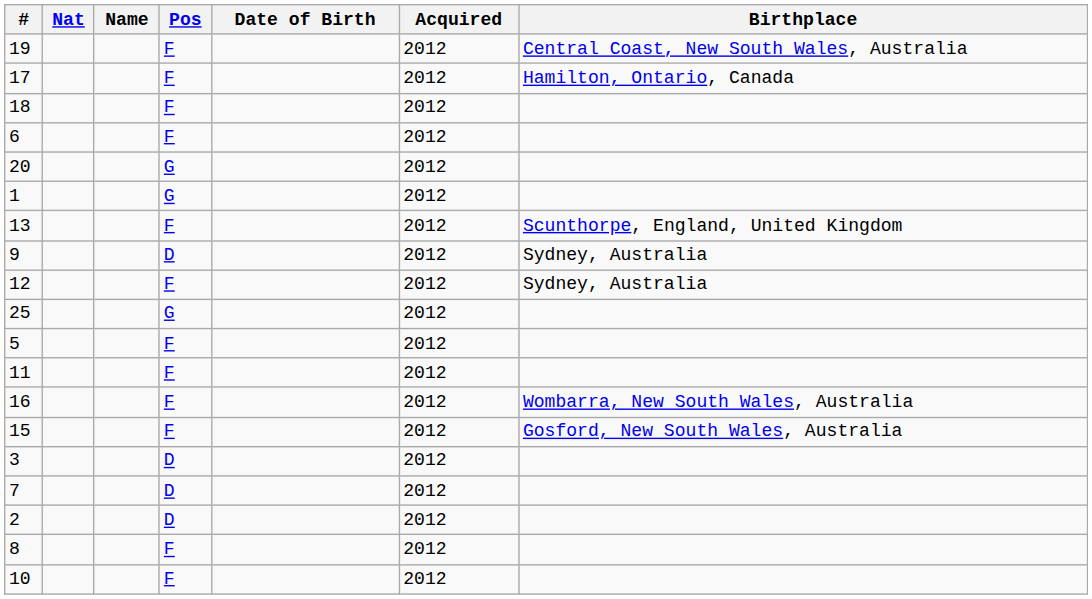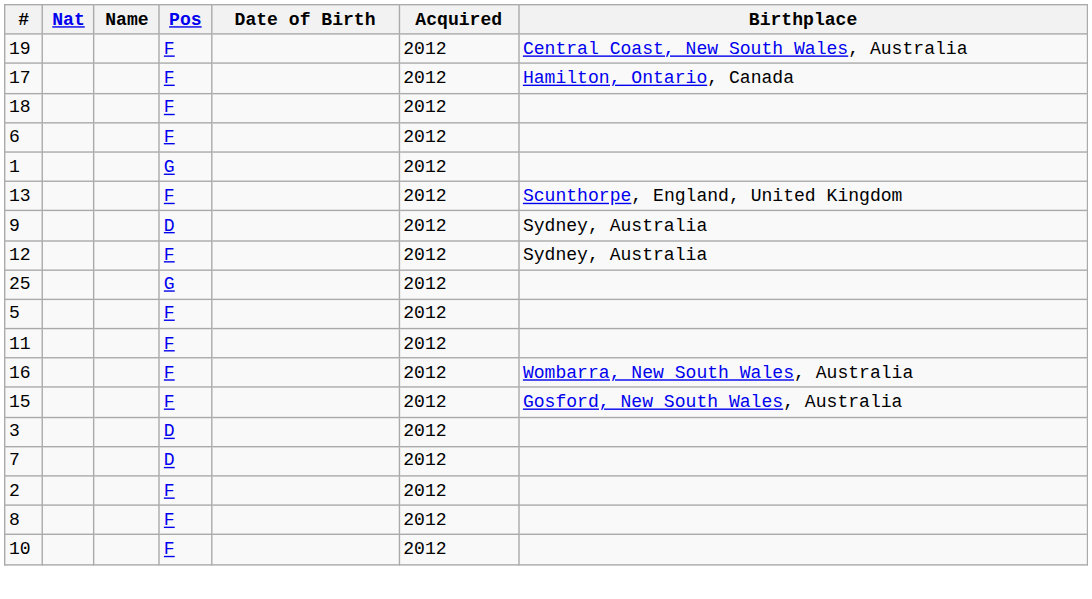- row: (20, 167)
(169, 520) D -> (169, 491) F
